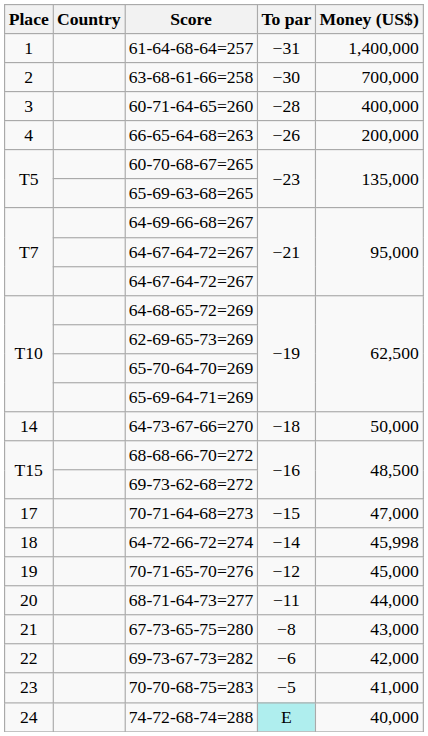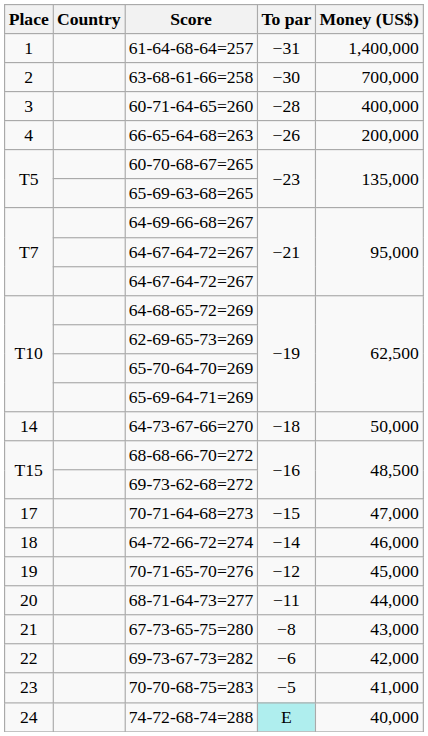(395, 542) 45,998 -> (395, 542) 46,000
